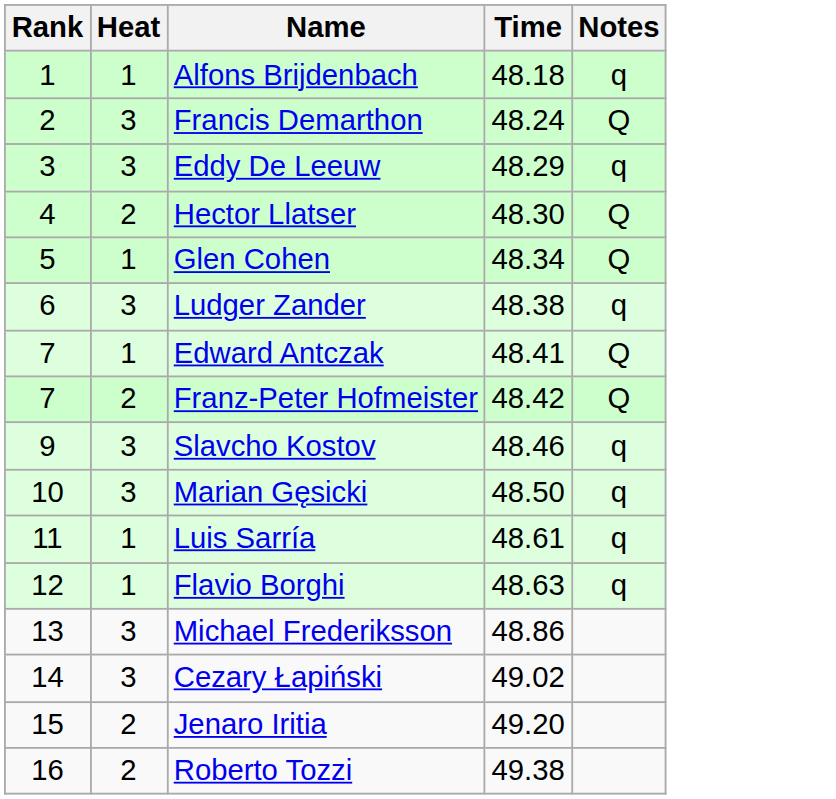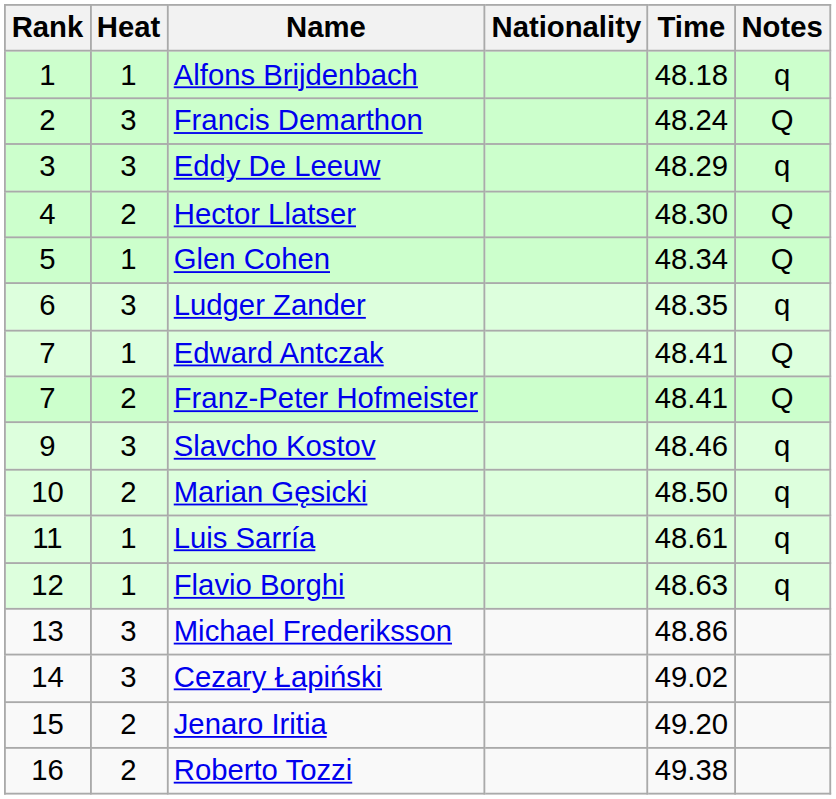+ column: (566, 27)
(528, 306) 48.38 -> (691, 306) 48.35
(528, 399) 48.42 -> (691, 399) 48.41
(128, 492) 3 -> (128, 492) 2
